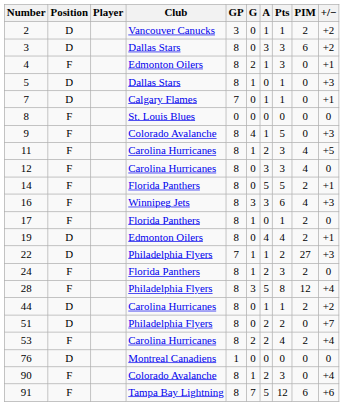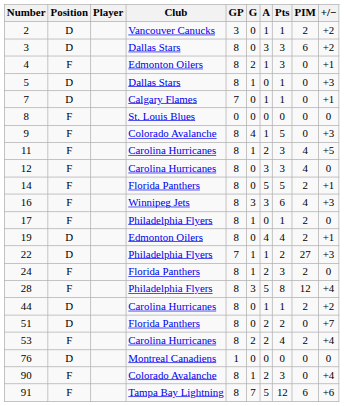(164, 220) Florida Panthers -> (170, 220) Philadelphia Flyers
(170, 323) Philadelphia Flyers -> (164, 323) Florida Panthers
